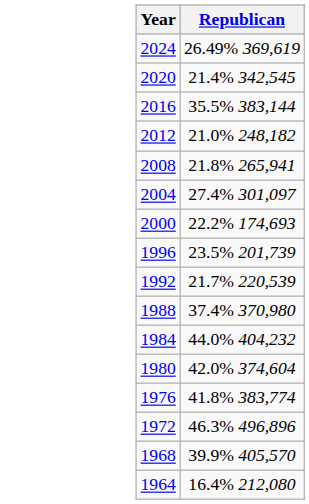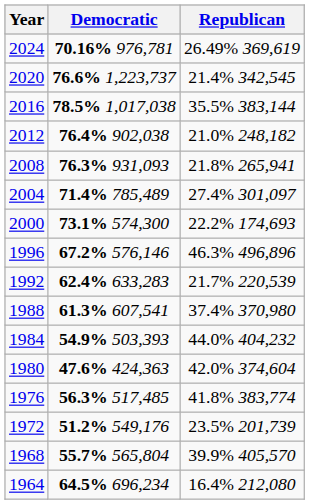+ column: (114, 19)
(242, 252) 23.5% 201,739 -> (242, 252) 46.3% 496,896
(242, 426) 46.3% 496,896 -> (242, 426) 23.5% 201,739
